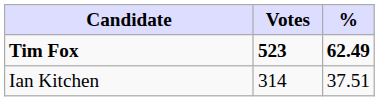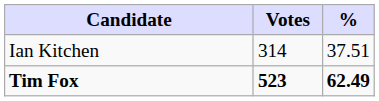rows swapped: (44, 50) <-> (54, 80)
